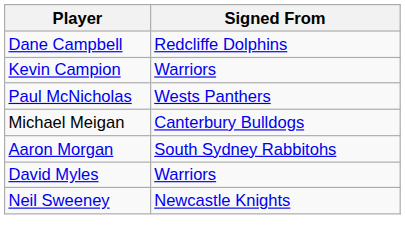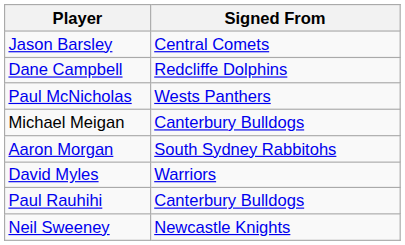+ row: (60, 44)
- row: (65, 70)
+ row: (55, 201)
